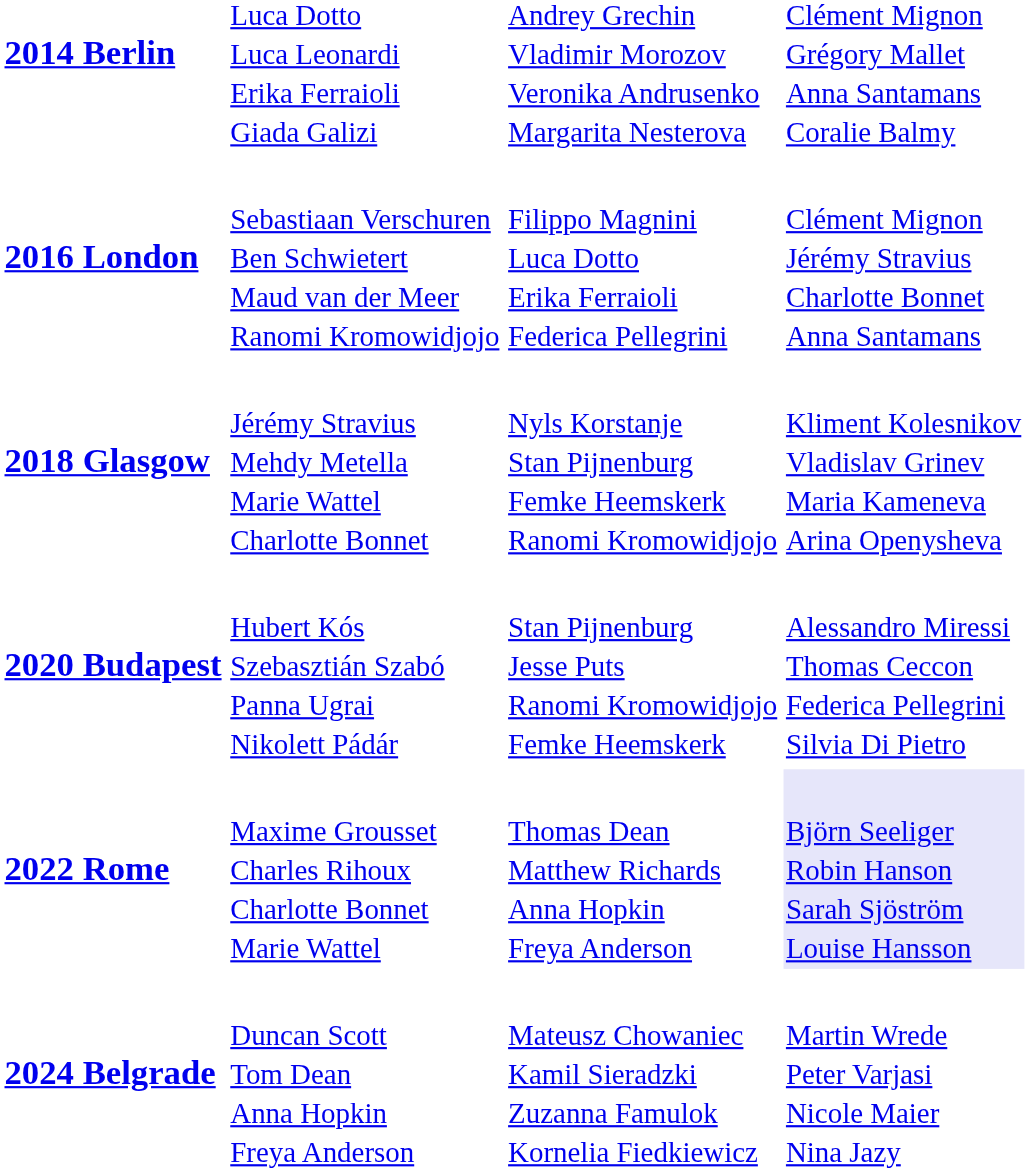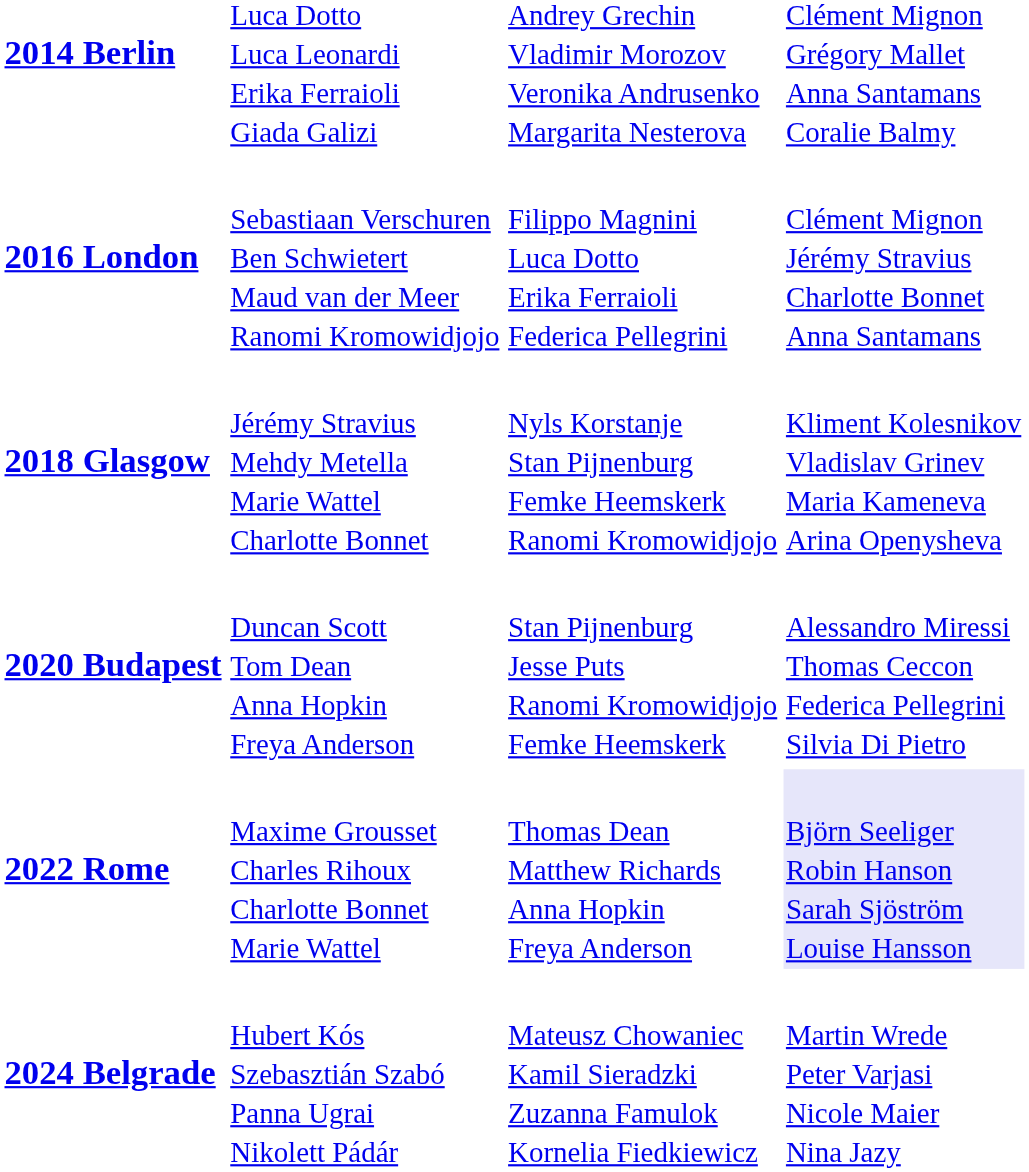(337, 686) Hubert Kós Szebasztián Szabó Panna Ugrai Nikolett Pádár -> (322, 686) Duncan Scott Tom Dean Anna Hopkin Freya Anderson
(322, 1094) Duncan Scott Tom Dean Anna Hopkin Freya Anderson -> (337, 1094) Hubert Kós Szebasztián Szabó Panna Ugrai Nikolett Pádár
